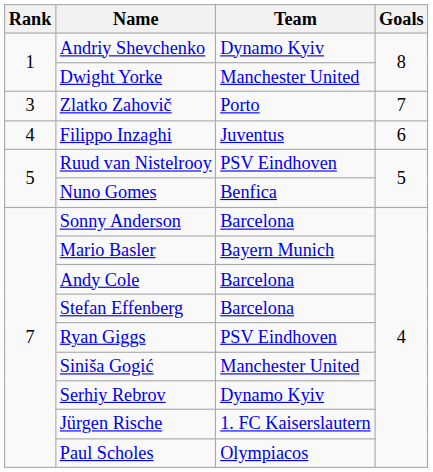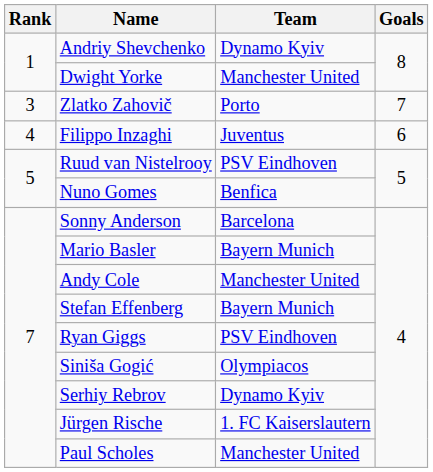(257, 279) Barcelona -> (290, 279) Manchester United
(257, 308) Barcelona -> (277, 308) Bayern Munich
(290, 366) Manchester United -> (264, 366) Olympiacos
(264, 452) Olympiacos -> (290, 452) Manchester United
